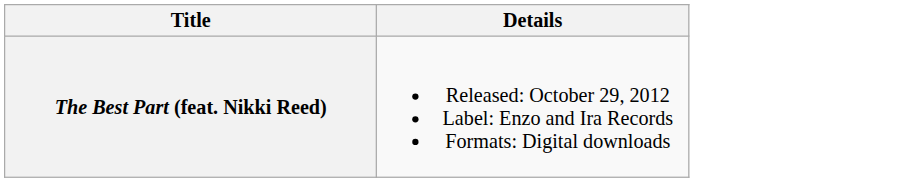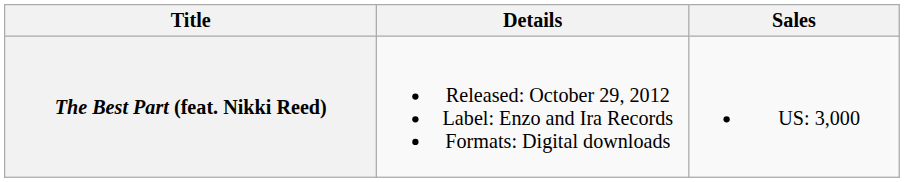+ column: (794, 20)
